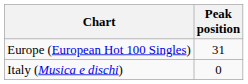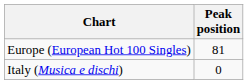(218, 49) 31 -> (218, 49) 81
